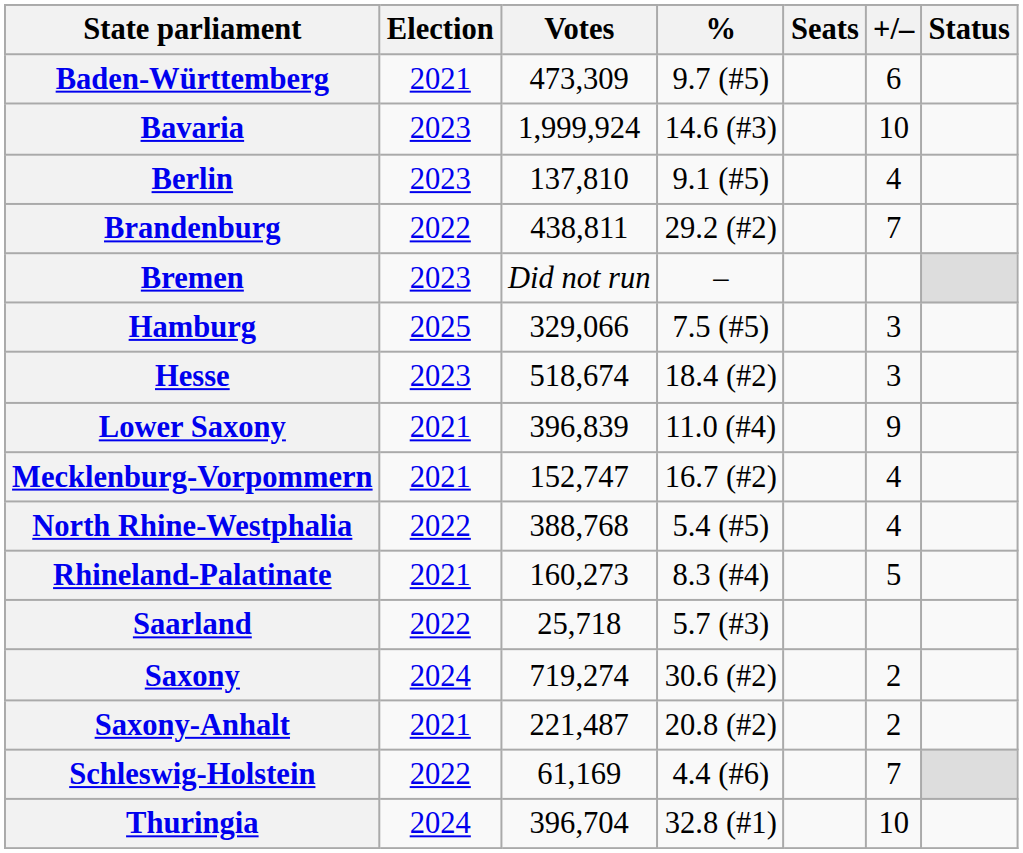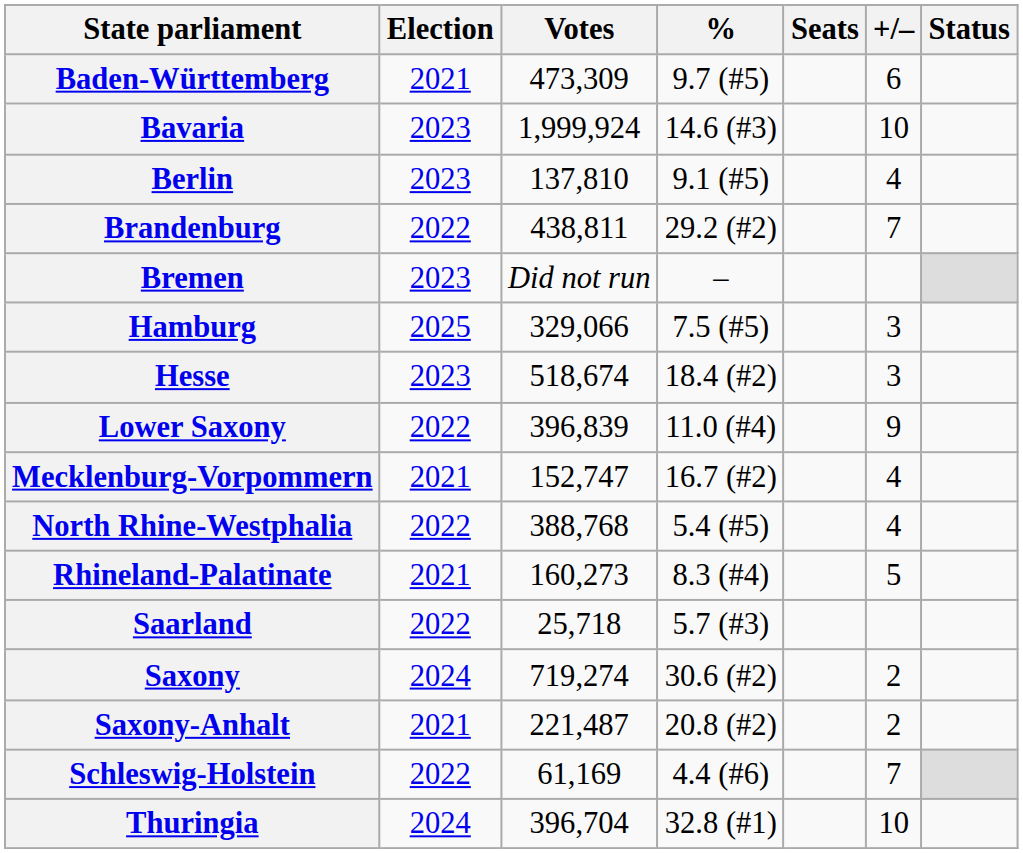(440, 425) 2021 -> (440, 425) 2022
